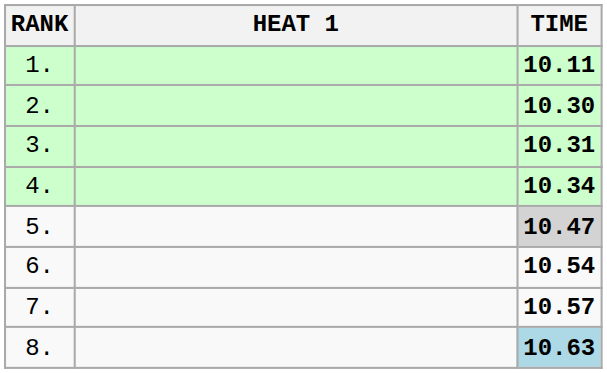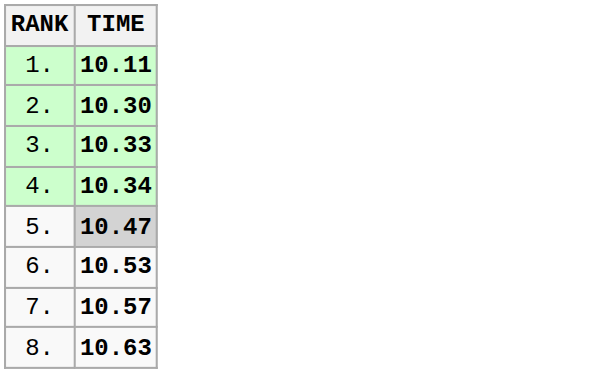- column: (296, 25)
(559, 146) 10.31 -> (116, 146) 10.33
(559, 267) 10.54 -> (116, 267) 10.53
(559, 347) lightblue background -> (116, 347) no background
